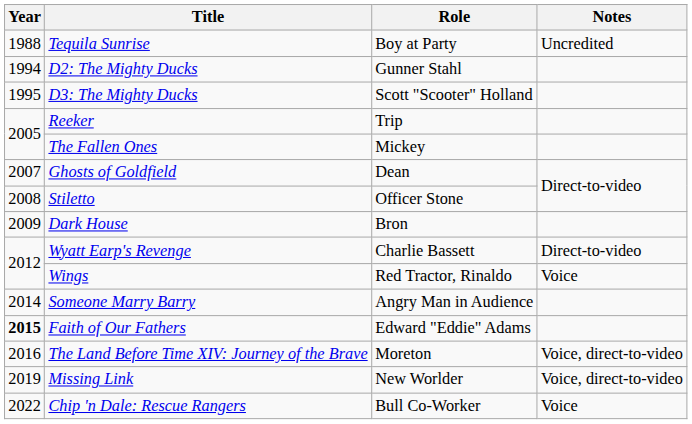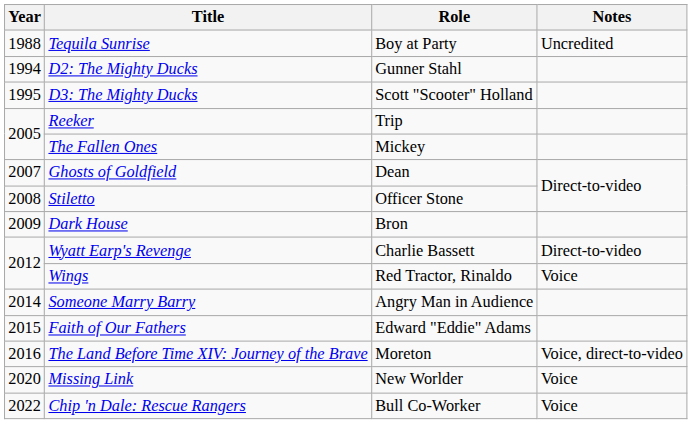(25, 328) bold -> (25, 328) normal
(25, 379) 2019 -> (25, 379) 2020
(612, 379) Voice, direct-to-video -> (559, 379) Voice
